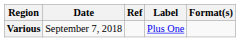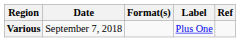columns swapped: (211, 12) <-> (135, 12)
